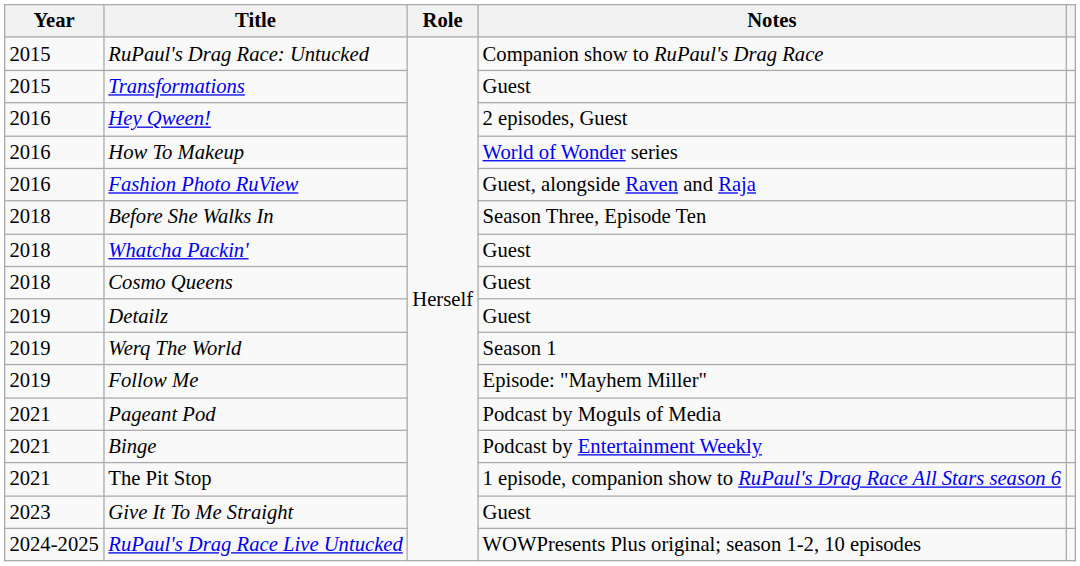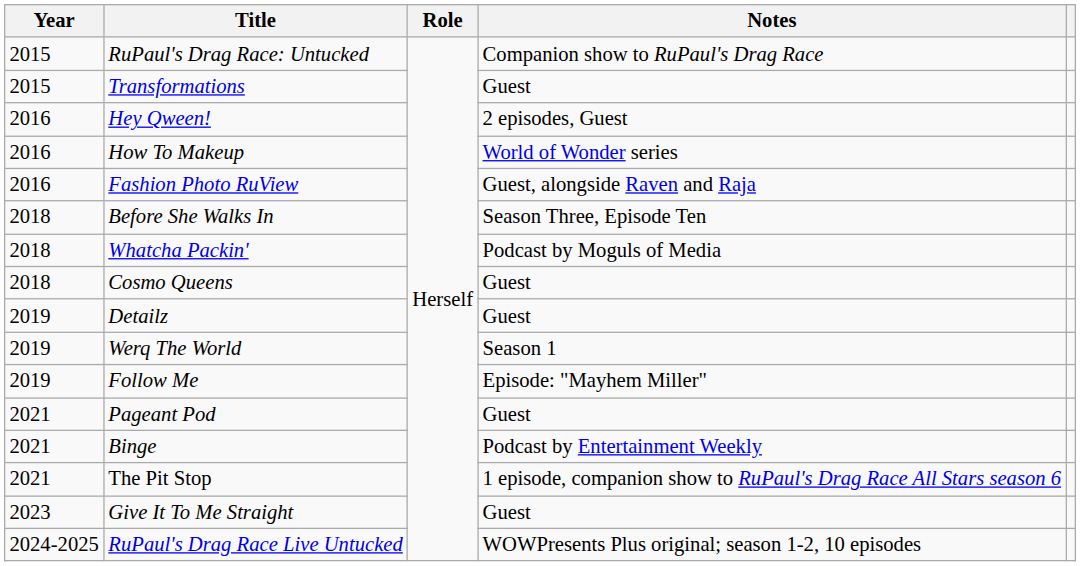(507, 250) Guest -> (602, 250) Podcast by Moguls of Media
(602, 413) Podcast by Moguls of Media -> (507, 413) Guest
